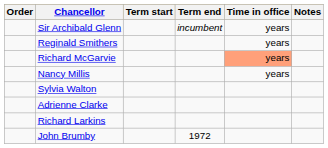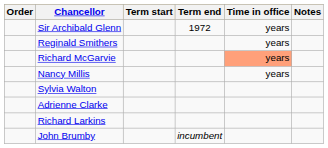(200, 27) incumbent -> (200, 27) 1972
(200, 136) 1972 -> (200, 136) incumbent
